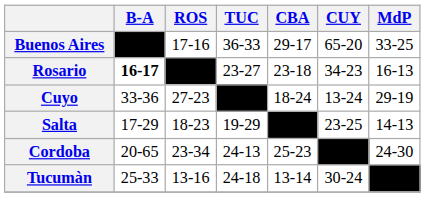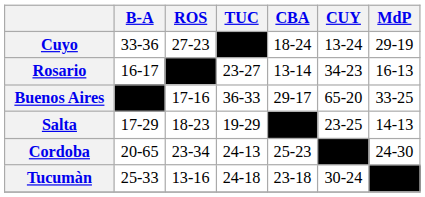rows swapped: (59, 44) <-> (59, 98)
(140, 71) bold -> (140, 71) normal
(292, 71) 23-18 -> (292, 71) 13-14
(292, 178) 13-14 -> (292, 178) 23-18
